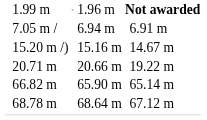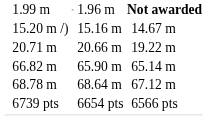- row: (35, 28)
+ row: (36, 103)
